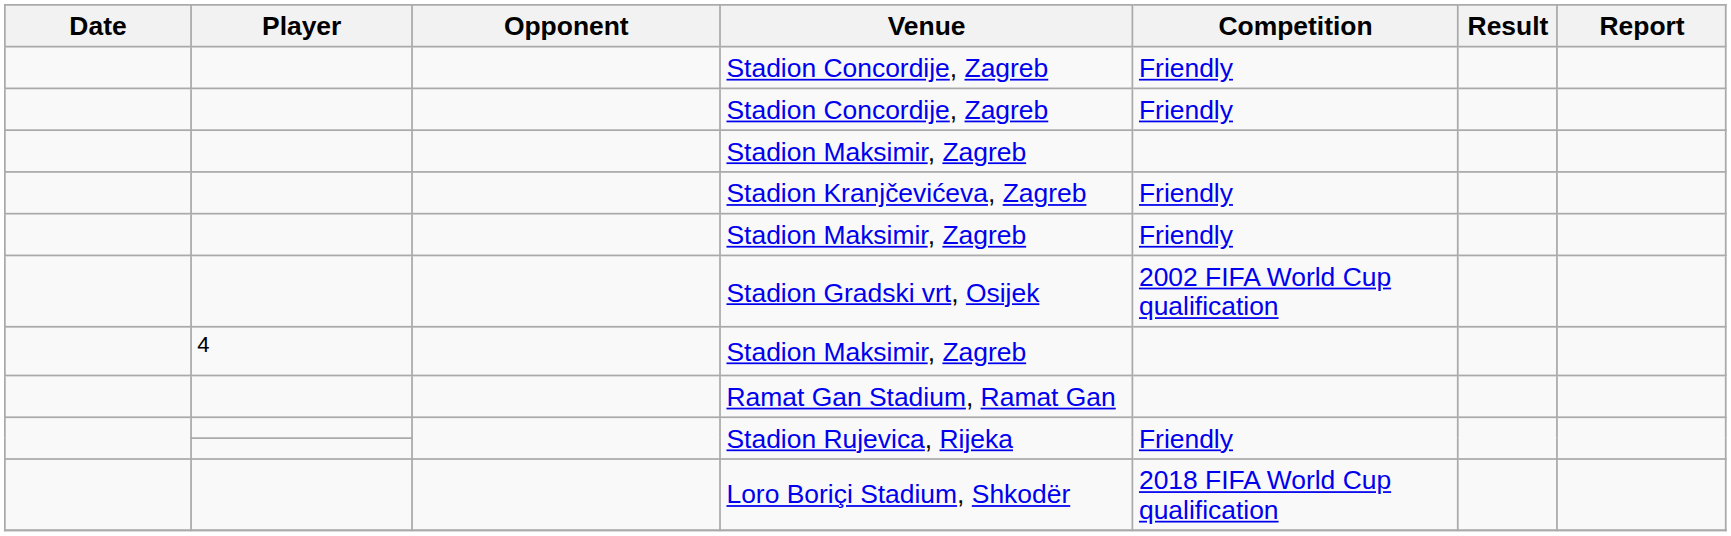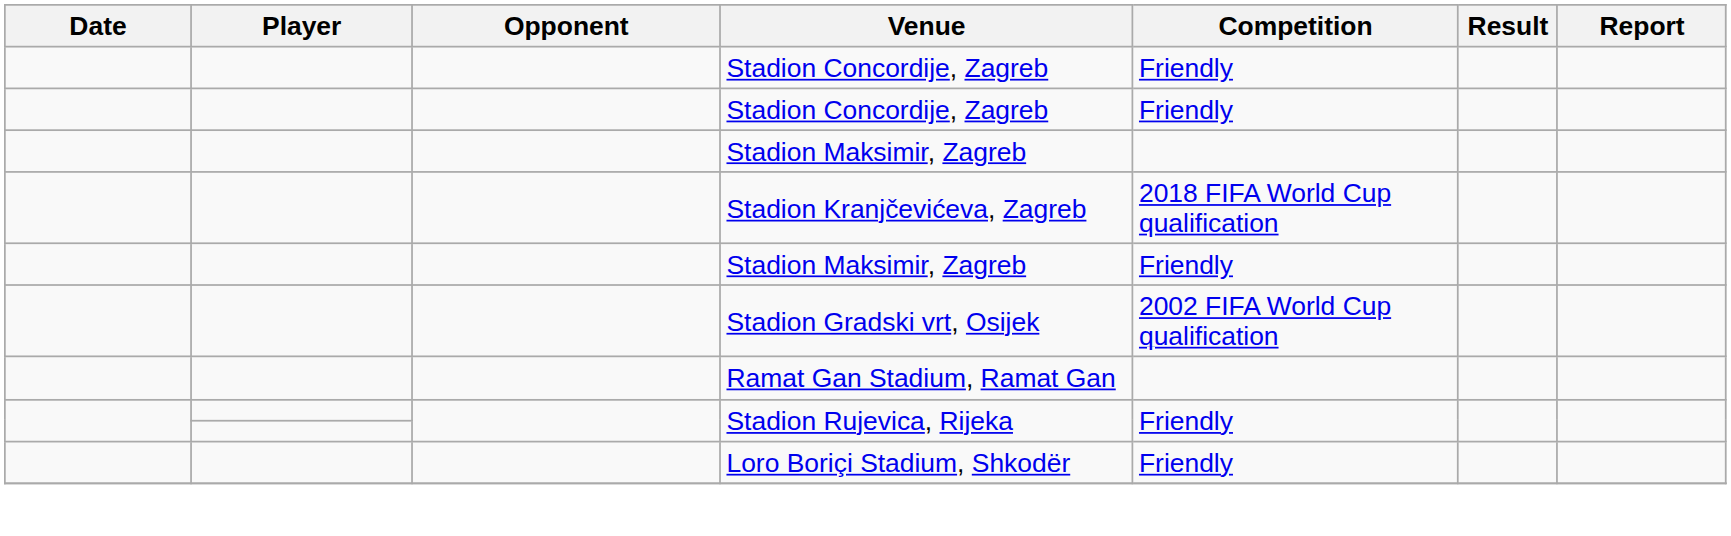(1186, 193) Friendly -> (1265, 208) 2018 FIFA World Cup qualification
- row: (203, 346)
(1265, 494) 2018 FIFA World Cup qualification -> (1186, 462) Friendly
